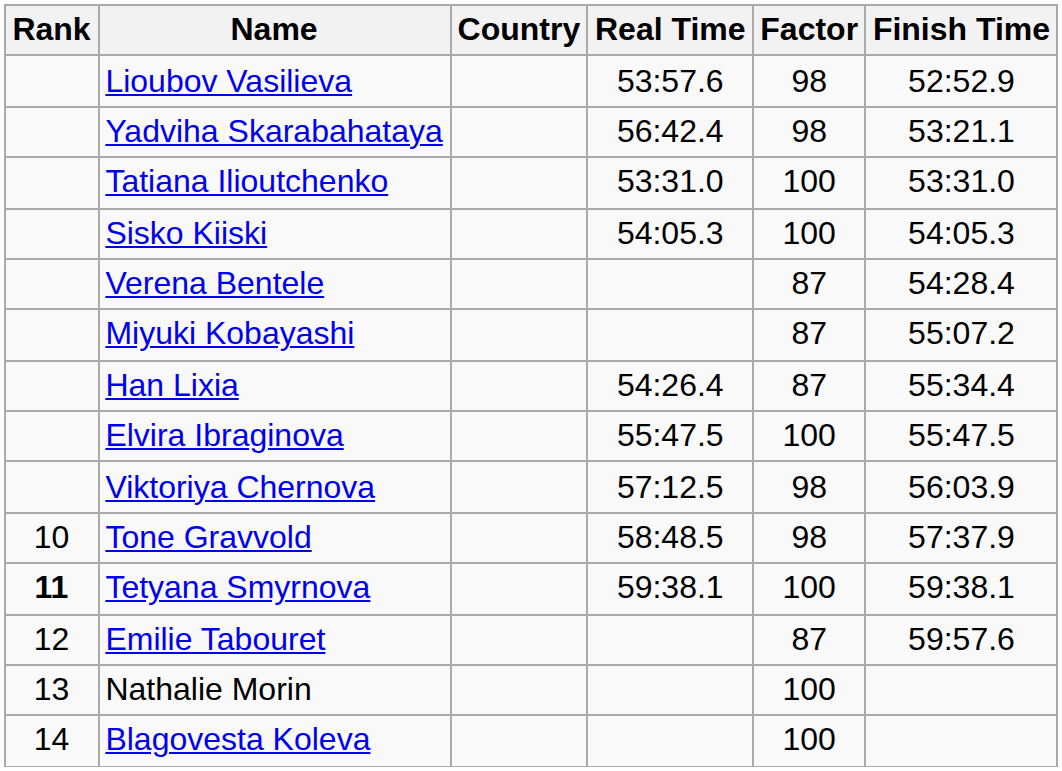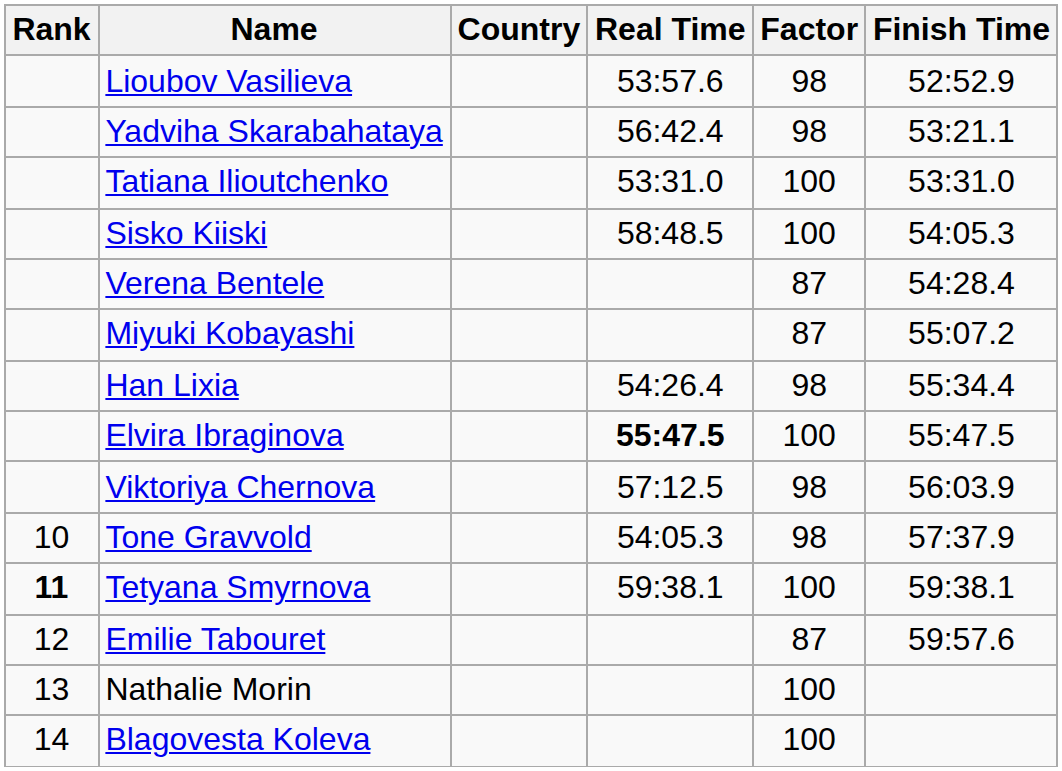(670, 232) 54:05.3 -> (670, 232) 58:48.5
(809, 385) 87 -> (809, 385) 98
(670, 435) normal -> (670, 435) bold
(670, 537) 58:48.5 -> (670, 537) 54:05.3
